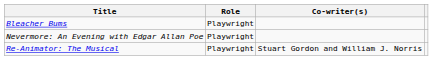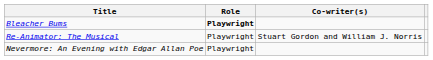(231, 23) normal -> (231, 23) bold
rows swapped: (63, 49) <-> (105, 36)
